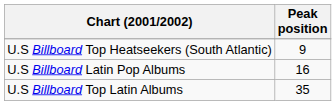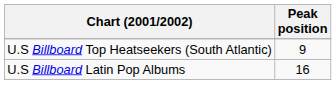- row: (95, 89)
